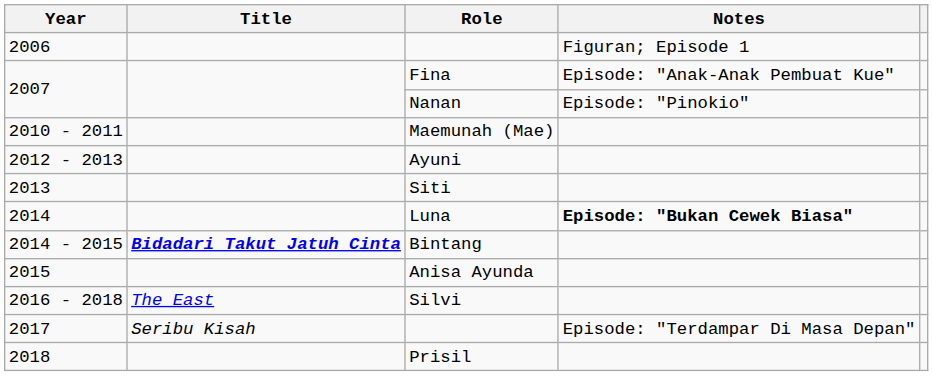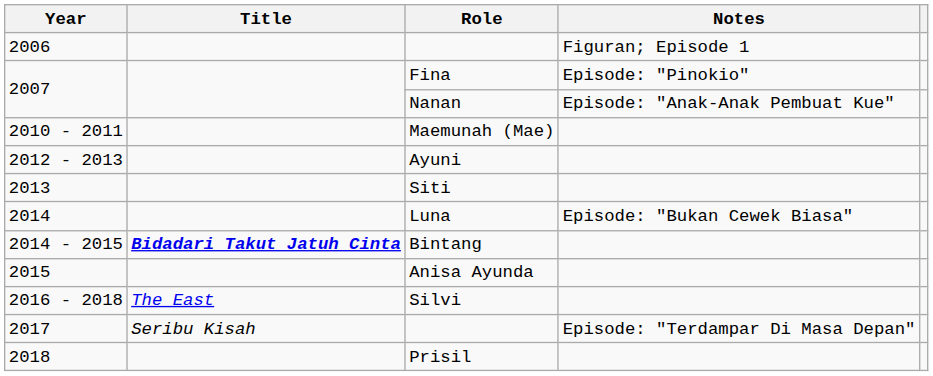(729, 75) Episode: "Anak-Anak Pembuat Kue" -> (656, 75) Episode: "Pinokio"
(656, 103) Episode: "Pinokio" -> (729, 103) Episode: "Anak-Anak Pembuat Kue"
(708, 216) bold -> (708, 216) normal
